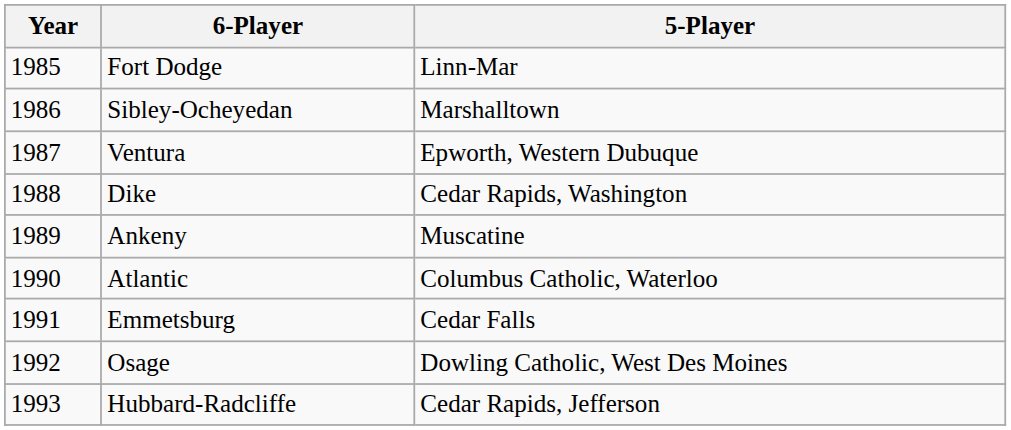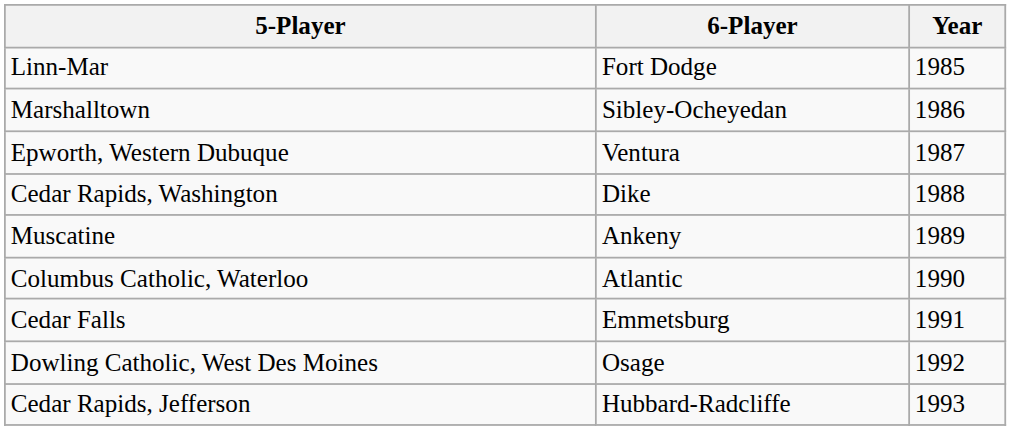columns swapped: (53, 25) <-> (710, 25)
